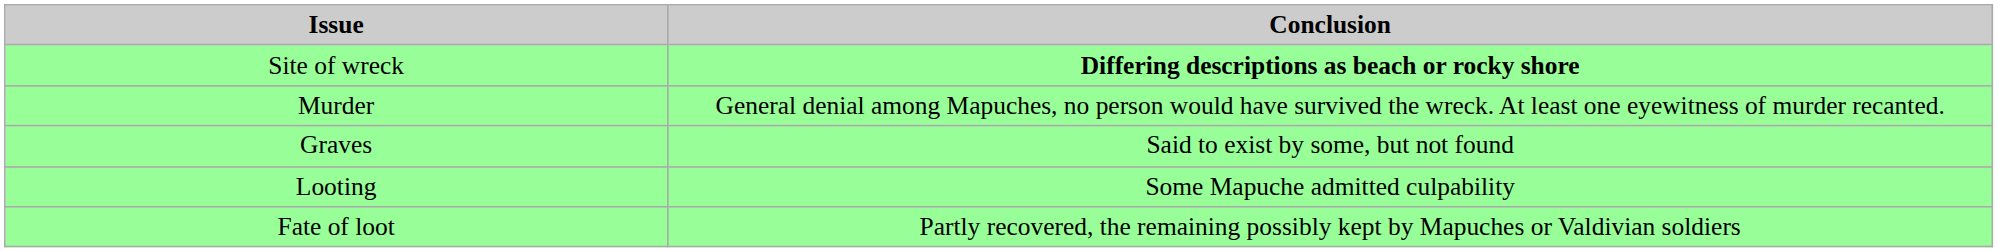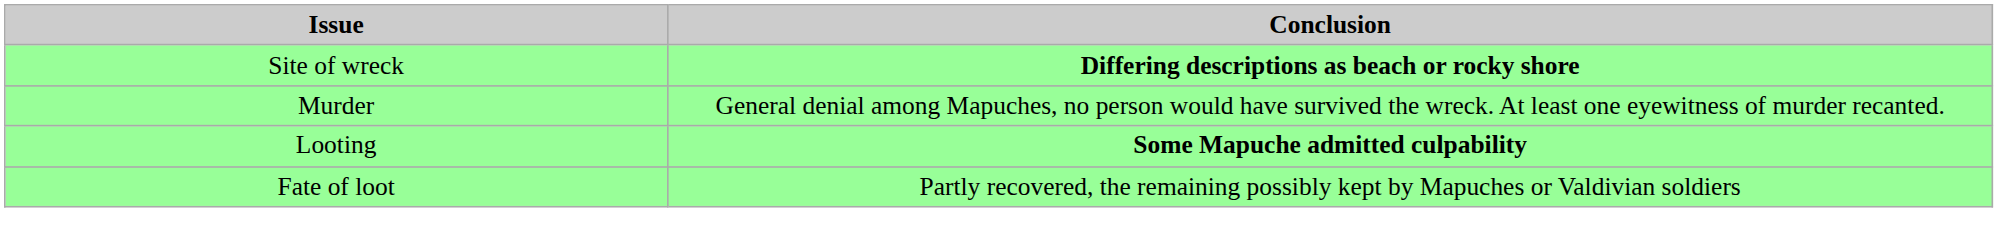- row: (336, 145)
(1330, 186) normal -> (1330, 145) bold
